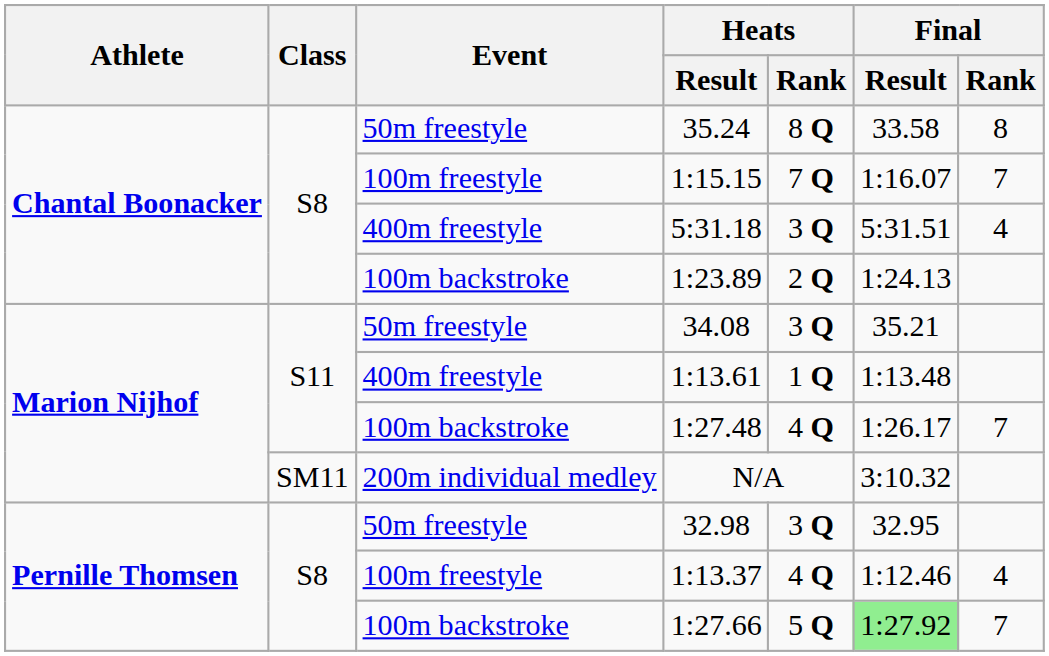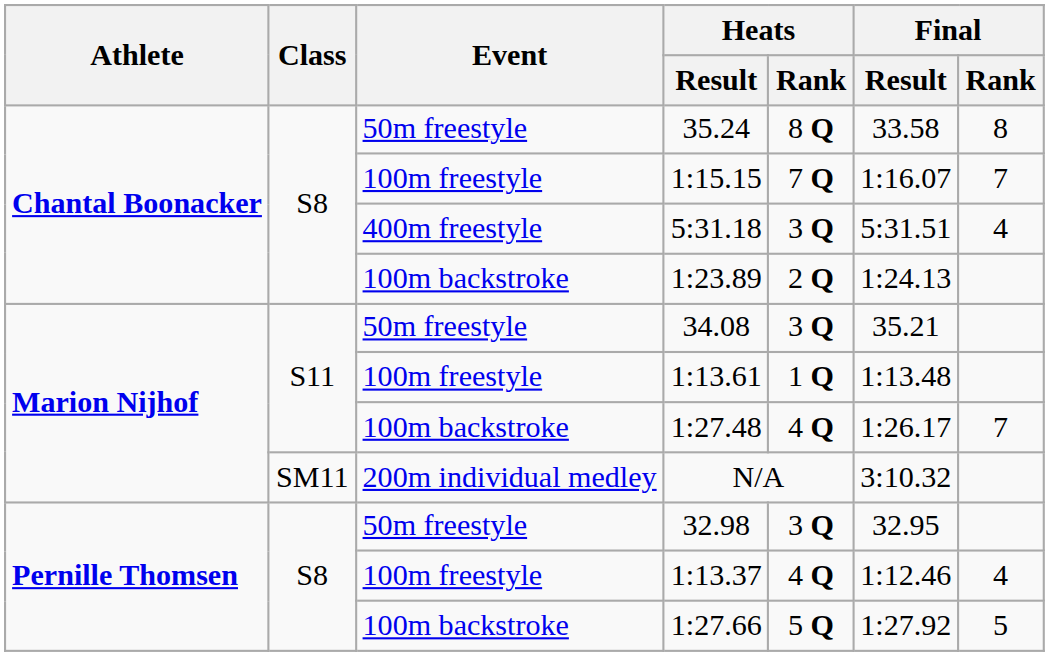(452, 377) 400m freestyle -> (452, 377) 100m freestyle
(906, 625) lightgreen background -> (906, 625) no background
(1001, 625) 7 -> (1001, 625) 5
